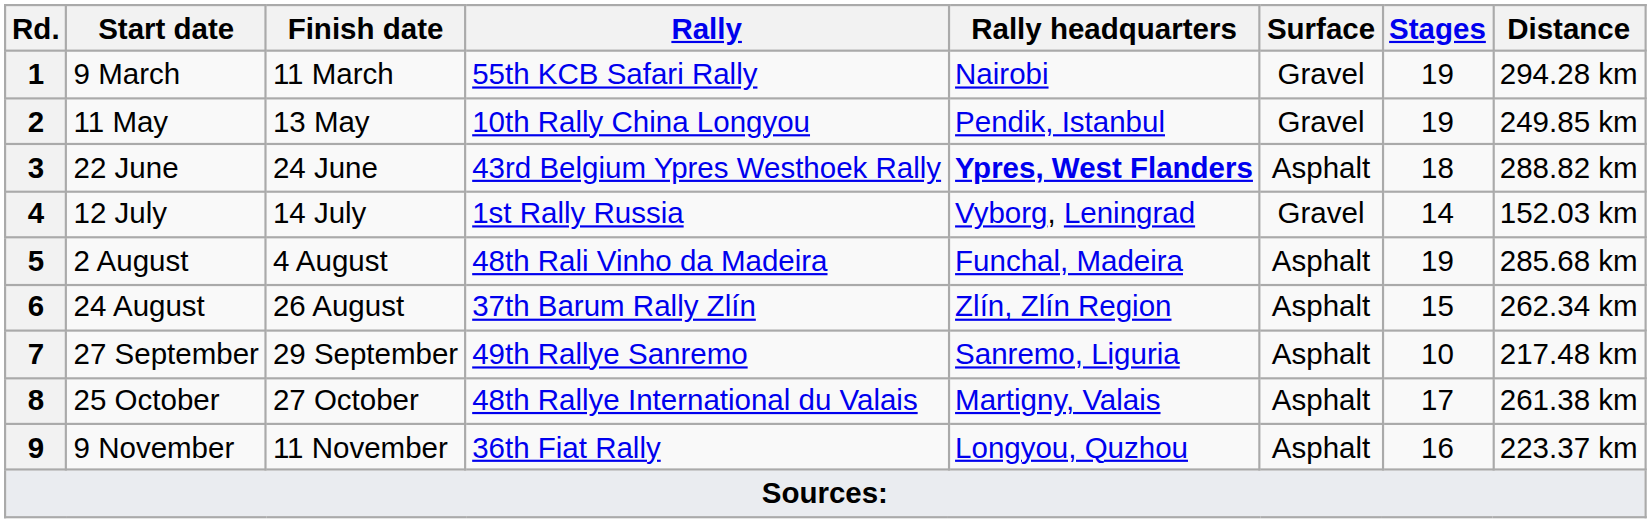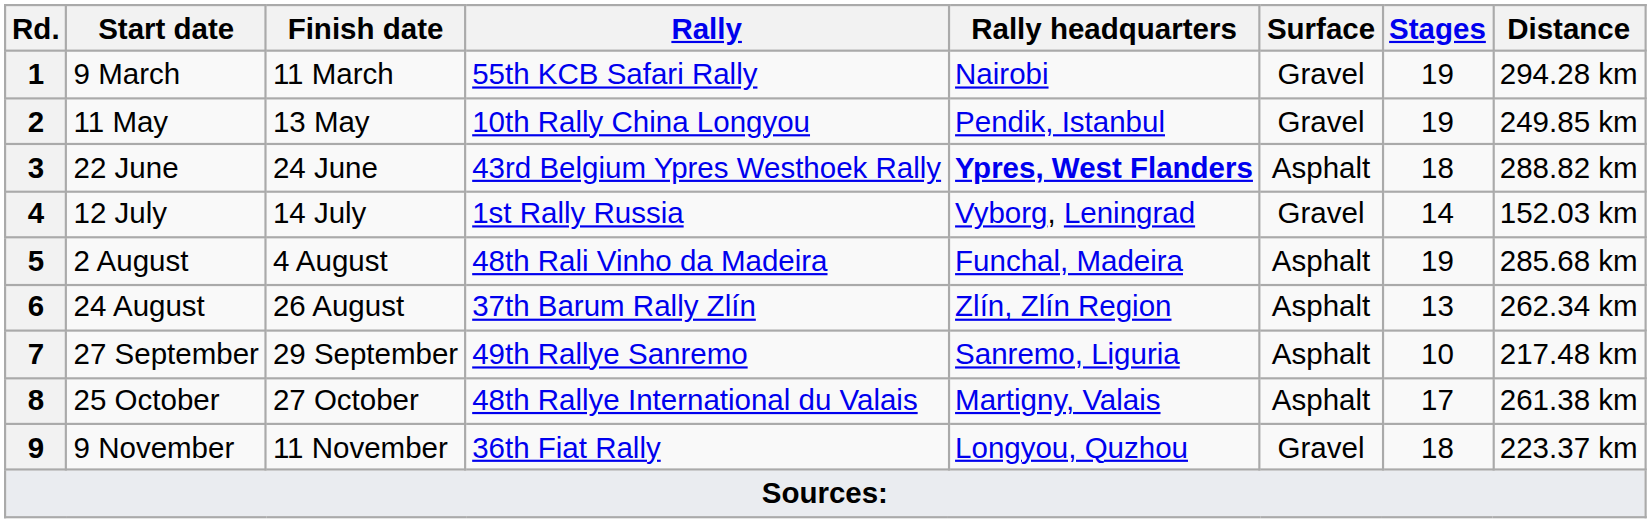(1437, 307) 15 -> (1437, 307) 13
(1321, 447) Asphalt -> (1321, 447) Gravel
(1437, 447) 16 -> (1437, 447) 18
